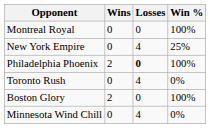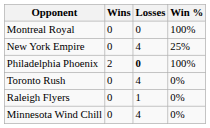+ row: (38, 98)
- row: (36, 98)
